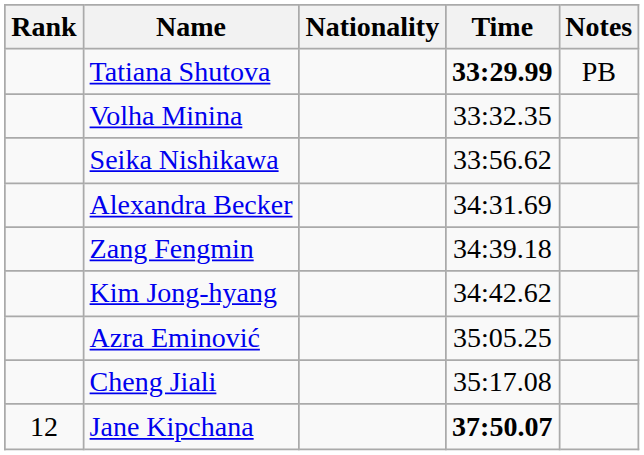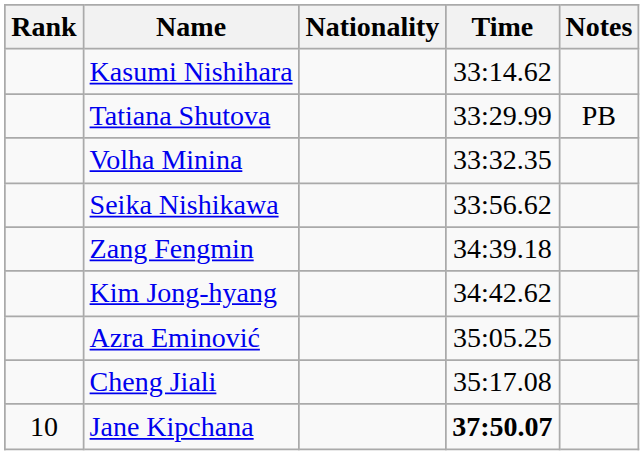+ row: (191, 71)
(502, 71) bold -> (502, 115) normal
- row: (191, 204)
(44, 426) 12 -> (44, 426) 10
